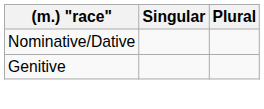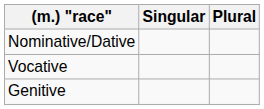+ row: (38, 66)
